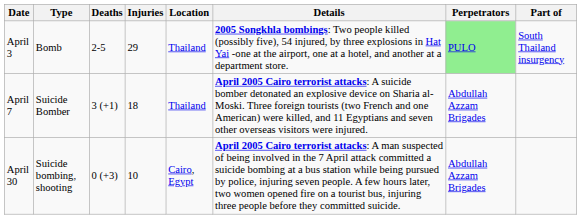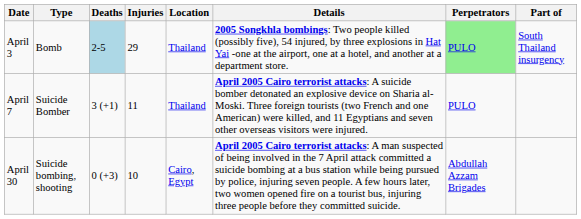(99, 47) no background -> (99, 47) lightblue background
(133, 105) 18 -> (133, 105) 11
(468, 105) Abdullah Azzam Brigades -> (462, 105) PULO
